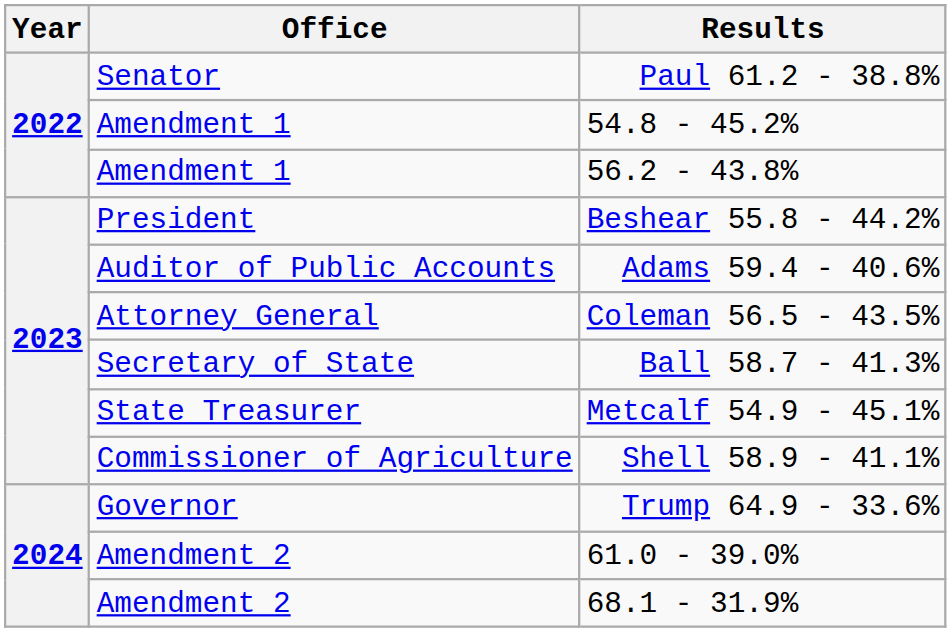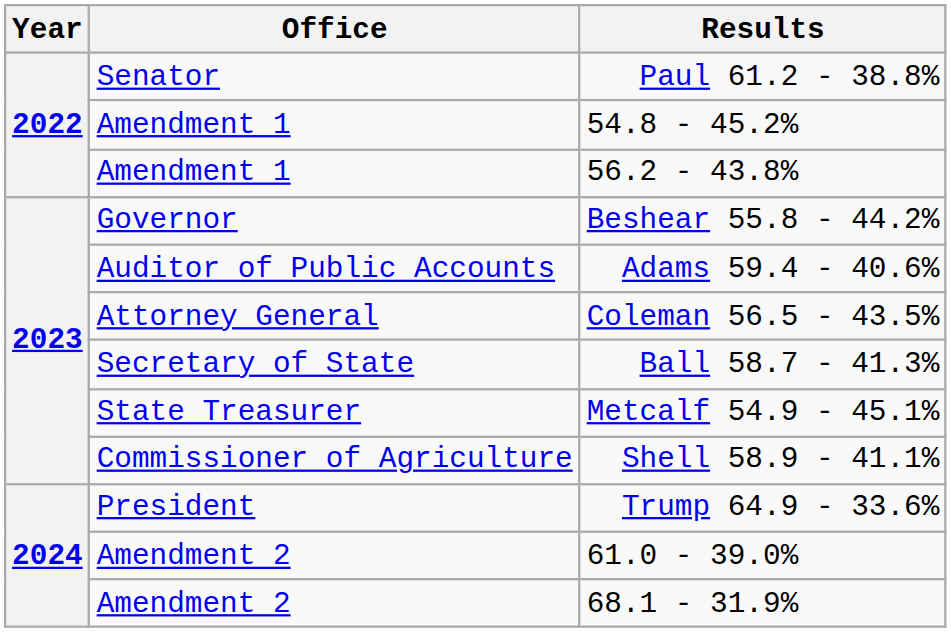(176, 221) President -> (167, 221) Governor
(167, 508) Governor -> (176, 508) President
